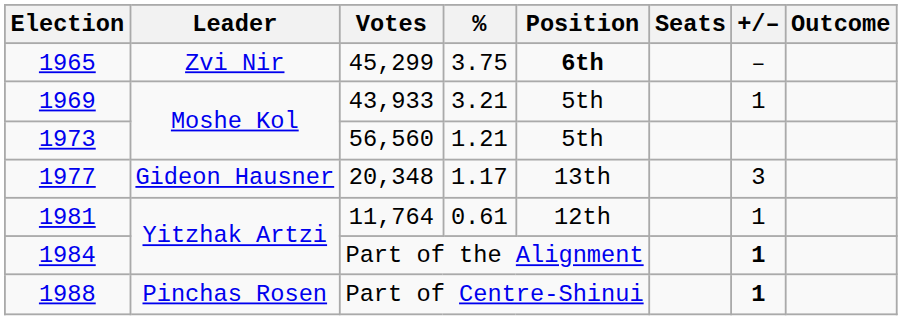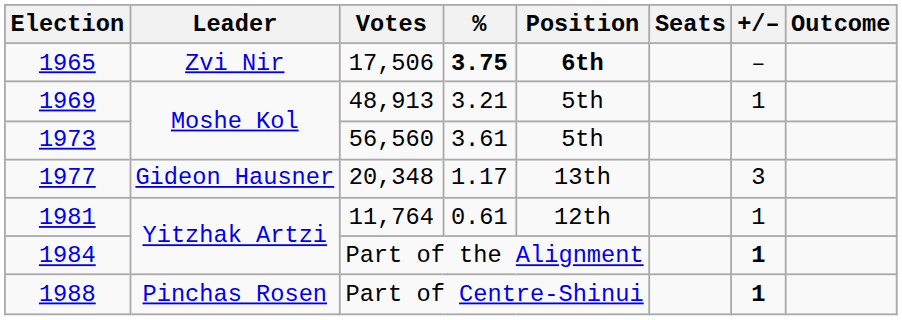(391, 63) 45,299 -> (391, 63) 17,506
(479, 63) normal -> (479, 63) bold
(391, 101) 43,933 -> (391, 101) 48,913
(479, 140) 1.21 -> (479, 140) 3.61
